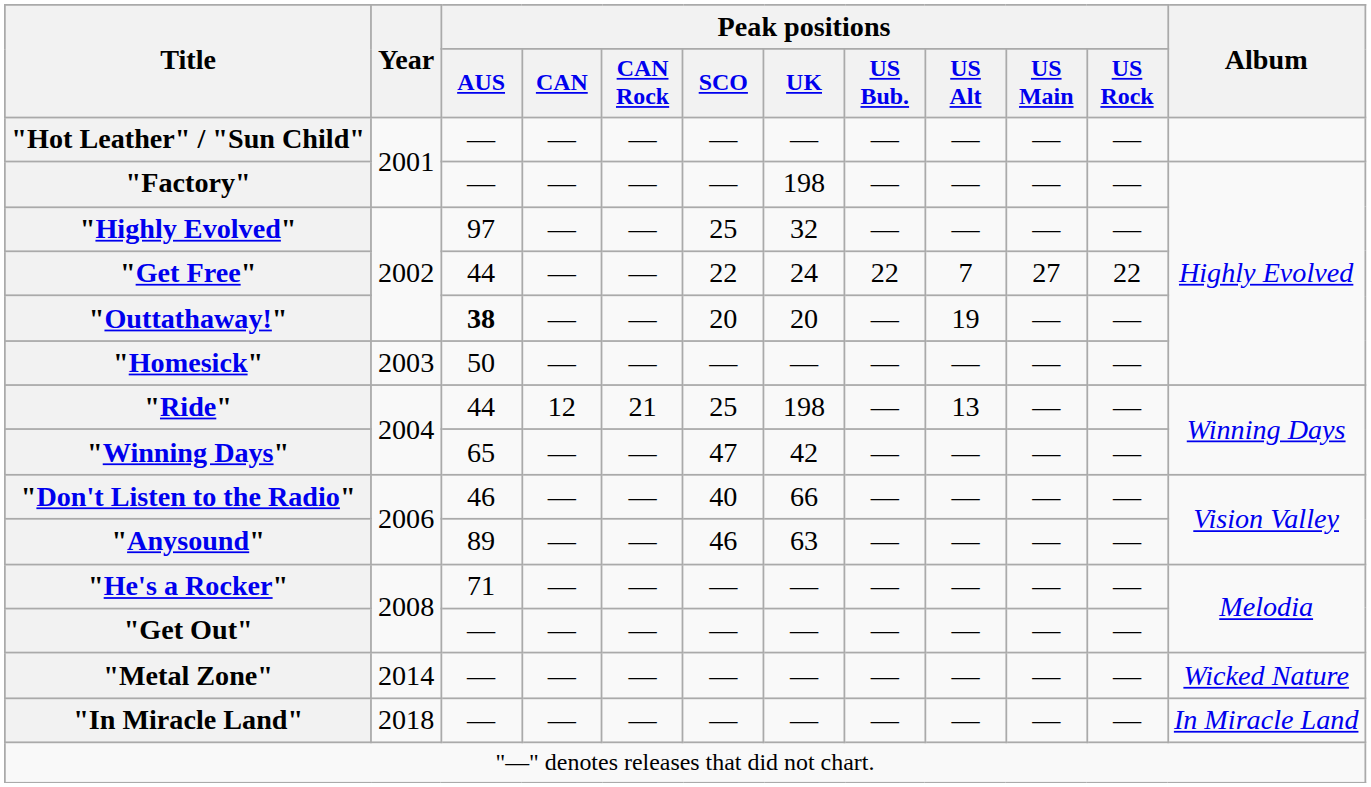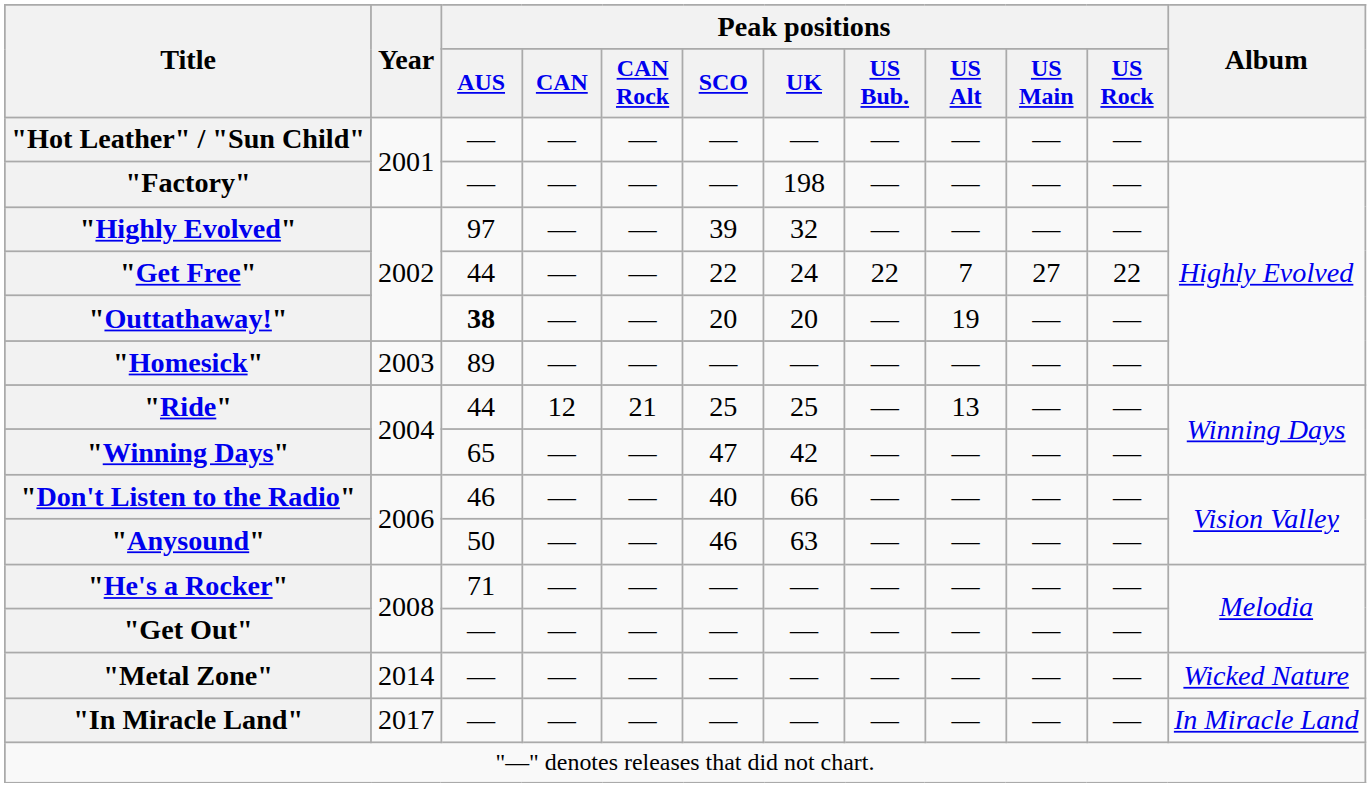(723, 228) 25 -> (723, 228) 39
(481, 362) 50 -> (481, 362) 89
(804, 407) 198 -> (804, 407) 25
(481, 541) 89 -> (481, 541) 50
(406, 719) 2018 -> (406, 719) 2017
